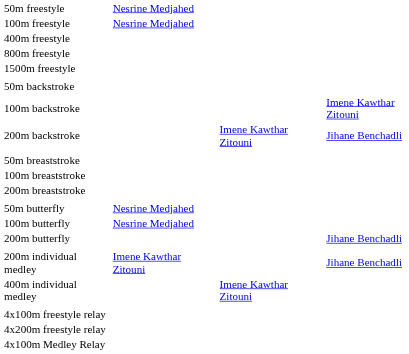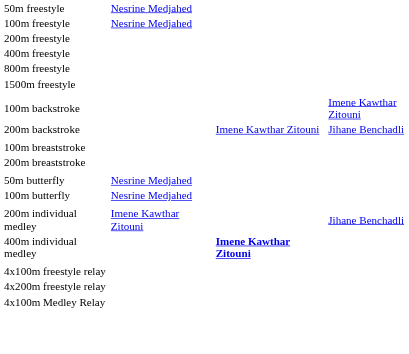+ row: (37, 38)
- row: (39, 87)
- row: (42, 160)
- row: (37, 238)
(254, 290) normal -> (253, 247) bold
